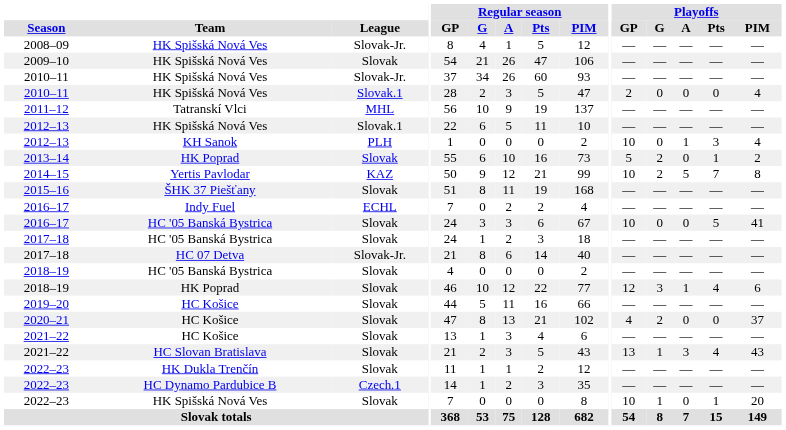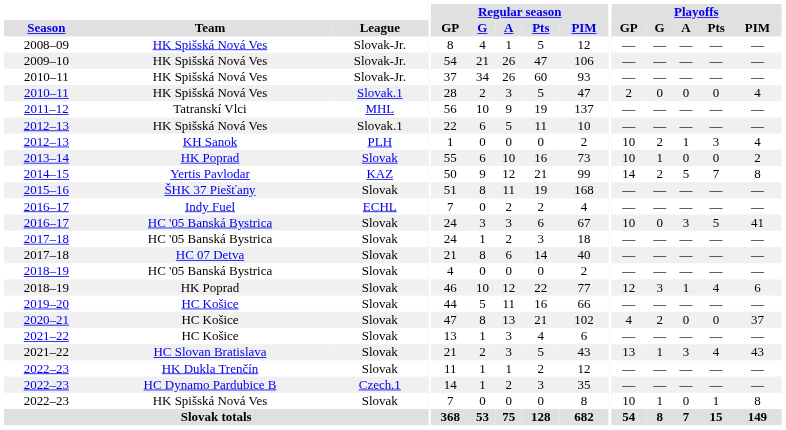(380, 60) Slovak -> (380, 60) Slovak-Jr.
(660, 141) 0 -> (660, 141) 2
(629, 157) 5 -> (629, 157) 10
(660, 157) 2 -> (660, 157) 1
(716, 157) 1 -> (716, 157) 0
(629, 174) 10 -> (629, 174) 14
(686, 222) 0 -> (686, 222) 3
(380, 255) Slovak-Jr. -> (380, 255) Slovak
(757, 400) 20 -> (757, 400) 8
